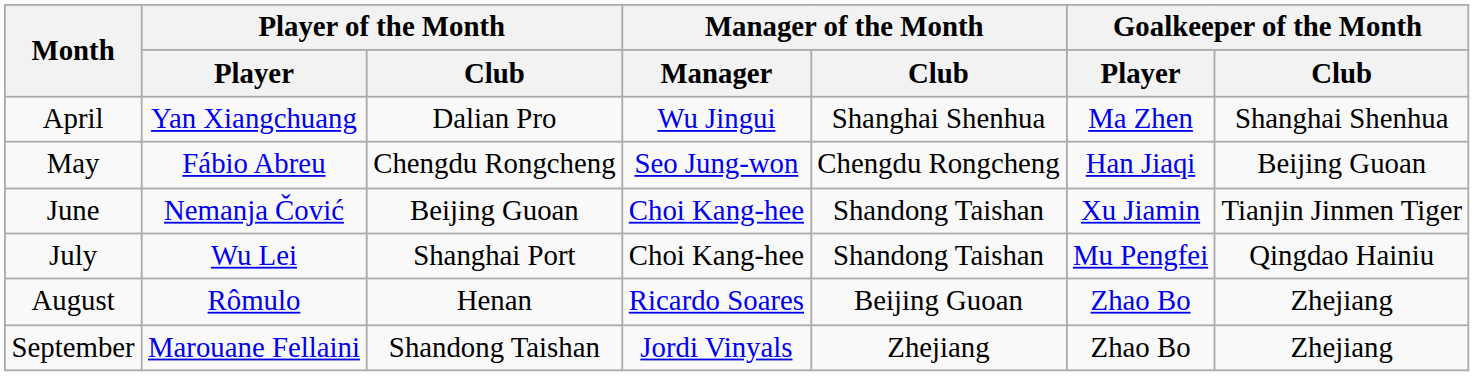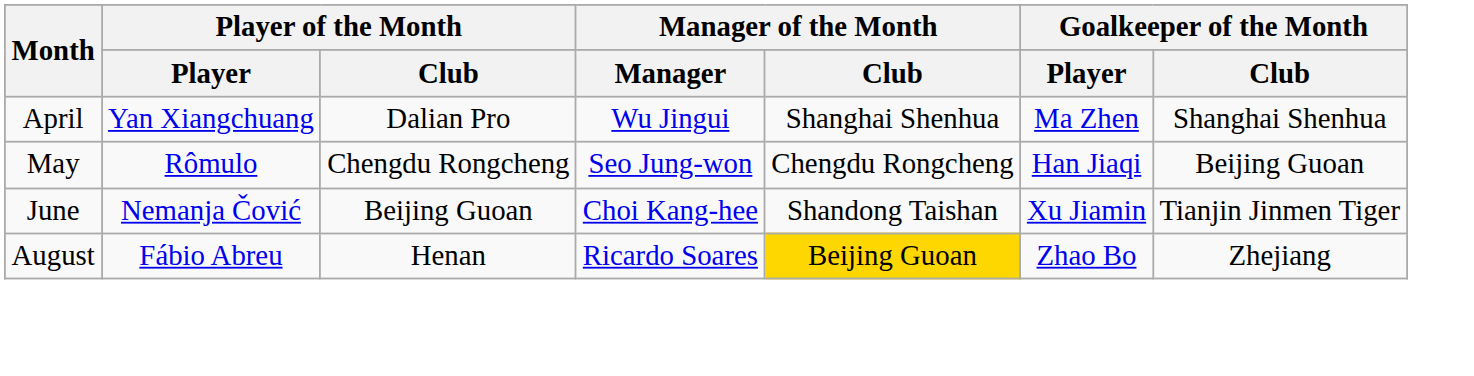(254, 164) Fábio Abreu -> (211, 164) Rômulo
- row: (73, 255)
(254, 301) Rômulo -> (211, 255) Fábio Abreu
(938, 301) no background -> (892, 255) gold background
- row: (73, 347)
